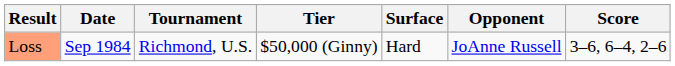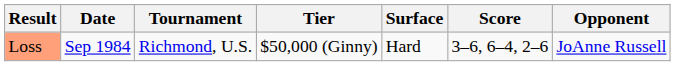columns swapped: (507, 18) <-> (618, 18)
